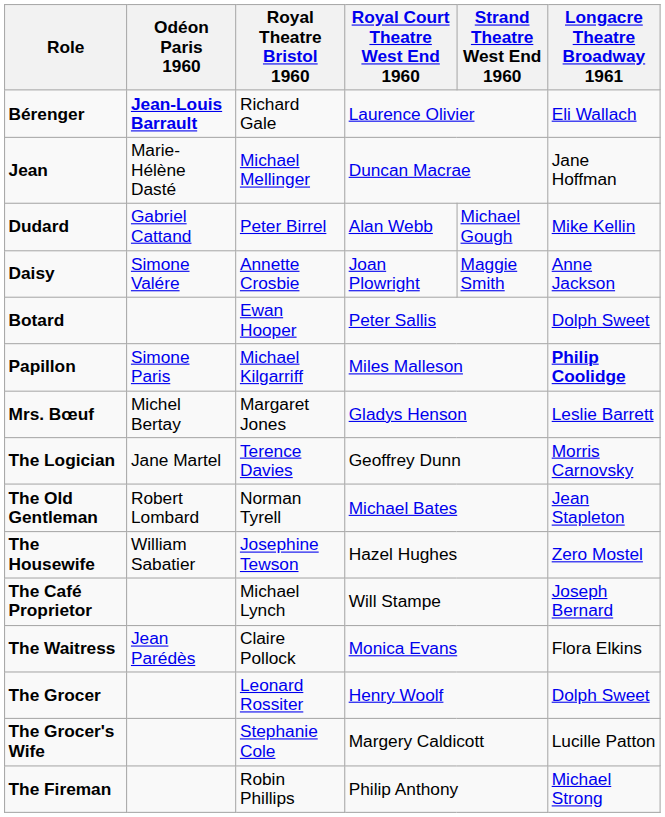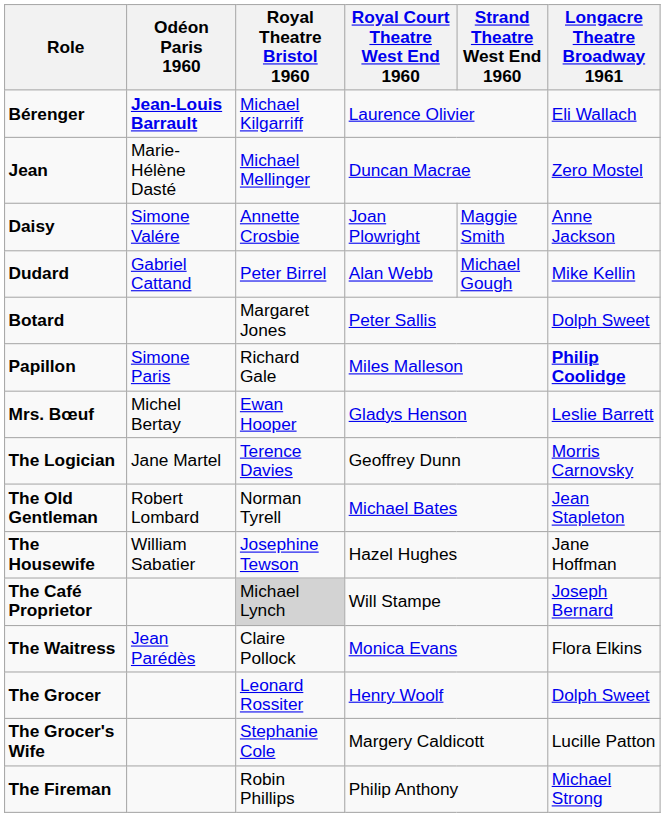(270, 113) Richard Gale -> (271, 113) Michael Kilgarriff
(584, 170) Jane Hoffman -> (597, 170) Zero Mostel
rows swapped: (32, 273) <-> (39, 226)
(268, 320) Ewan Hooper -> (274, 320) Margaret Jones
(271, 367) Michael Kilgarriff -> (270, 367) Richard Gale
(274, 414) Margaret Jones -> (268, 414) Ewan Hooper
(597, 554) Zero Mostel -> (584, 554) Jane Hoffman
(270, 601) no background -> (270, 601) lightgrey background
